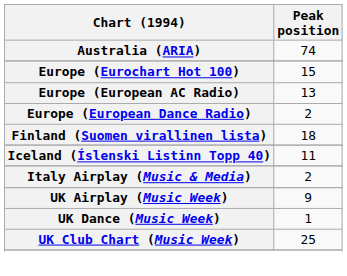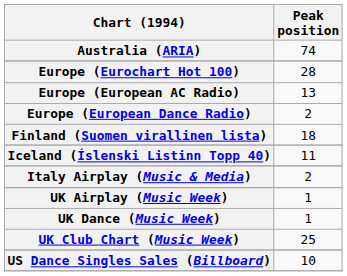(308, 72) 15 -> (308, 72) 28
(308, 198) 9 -> (308, 198) 1
+ row: (139, 261)
